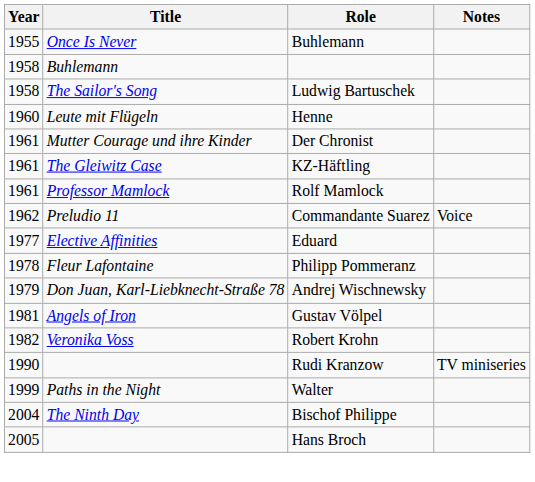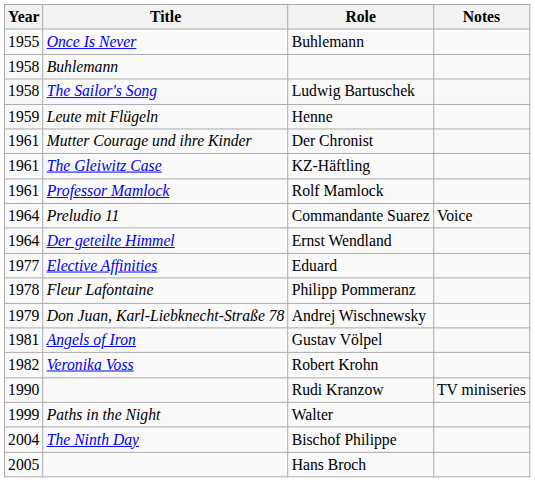(24, 116) 1960 -> (24, 116) 1959
(24, 215) 1962 -> (24, 215) 1964
+ row: (342, 240)
